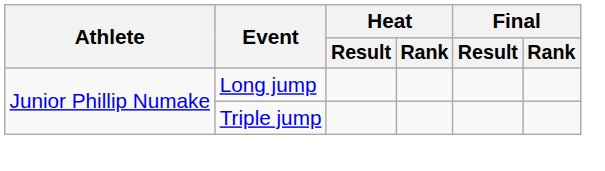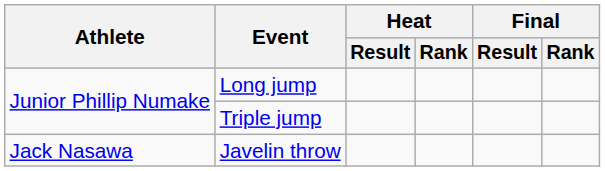+ row: (280, 151)
